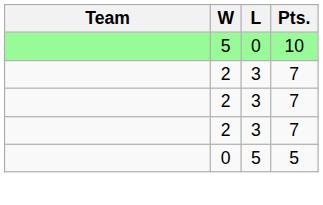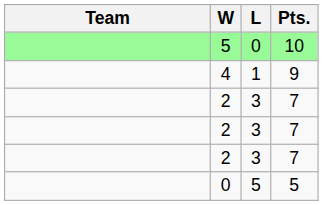+ row: (226, 74)
